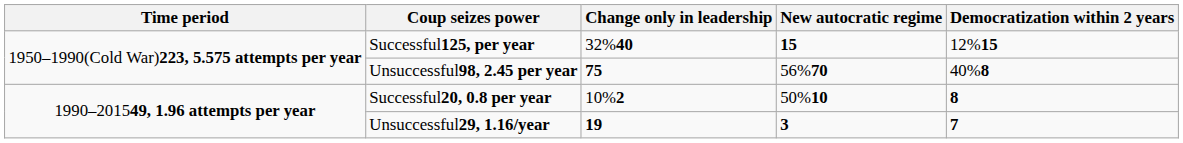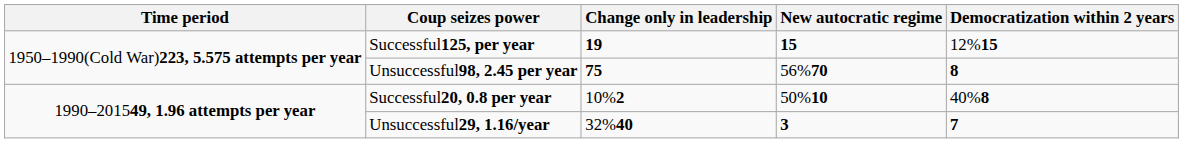(609, 44) 32%40 -> (594, 44) 19
(970, 71) 40%8 -> (954, 71) 8
(954, 97) 8 -> (970, 97) 40%8
(594, 124) 19 -> (609, 124) 32%40
